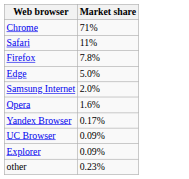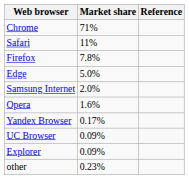+ column: (161, 12)
